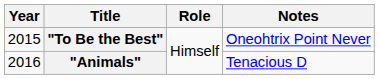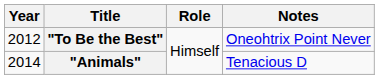(24, 39) 2015 -> (24, 39) 2012
(24, 62) 2016 -> (24, 62) 2014
